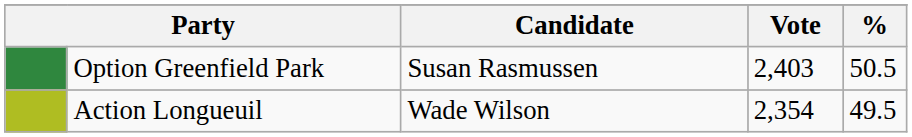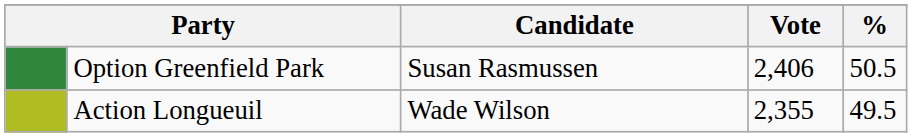(784, 68) 2,403 -> (784, 68) 2,406
(784, 110) 2,354 -> (784, 110) 2,355
